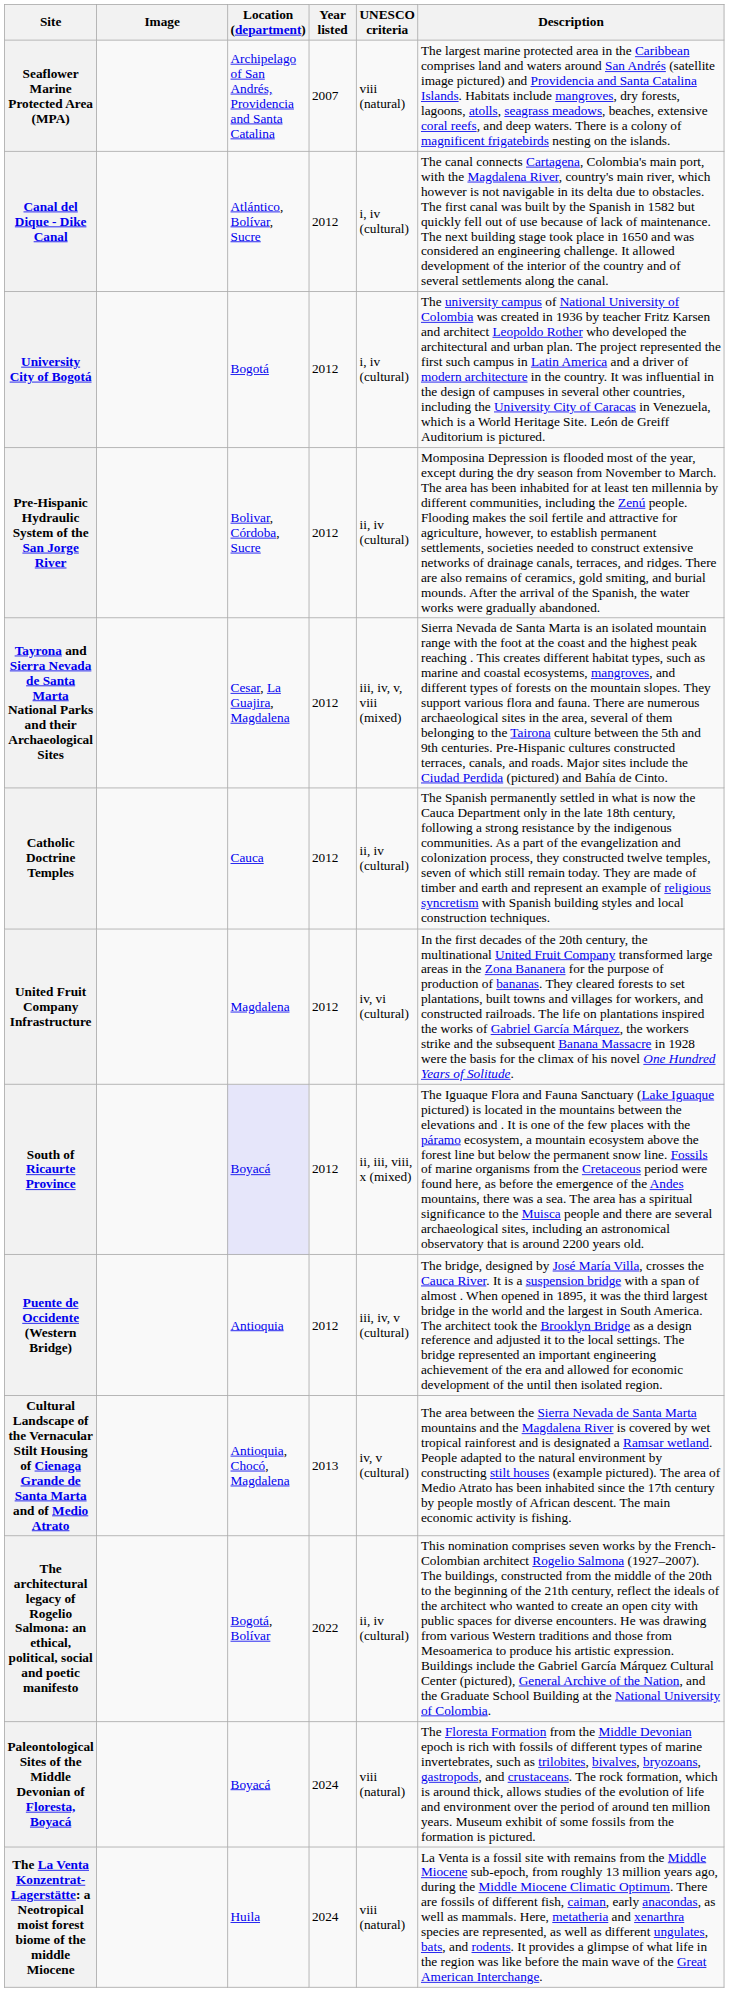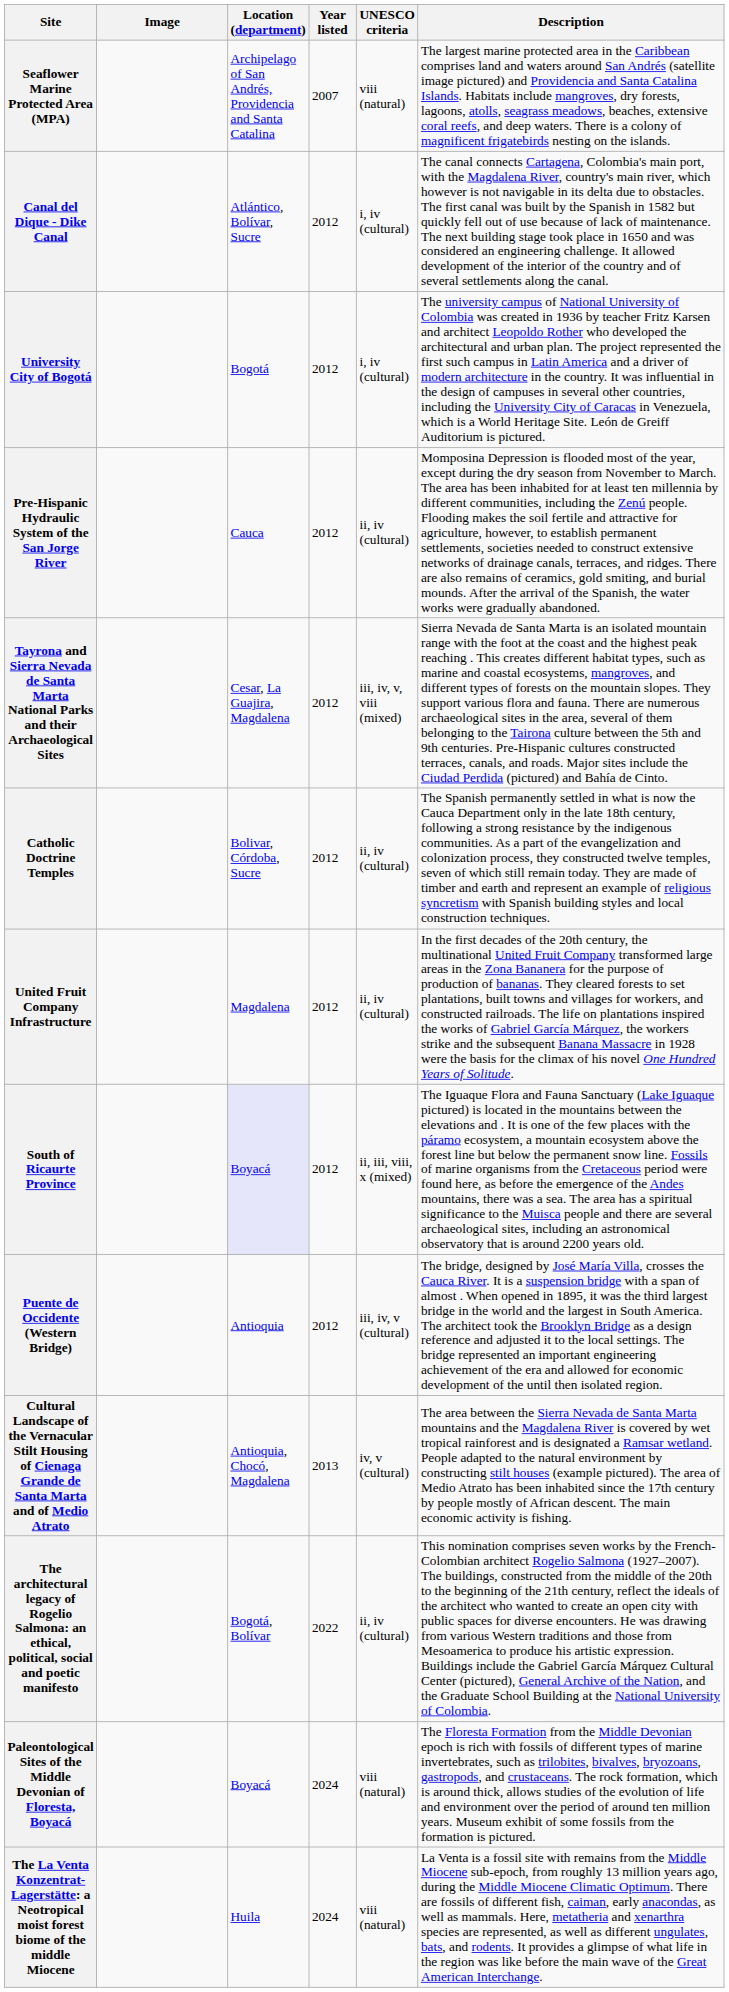(255, 532) Bolivar, Córdoba, Sucre -> (247, 532) Cauca
(247, 858) Cauca -> (255, 858) Bolivar, Córdoba, Sucre
(384, 1006) iv, vi (cultural) -> (384, 1006) ii, iv (cultural)
